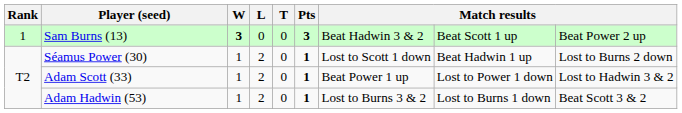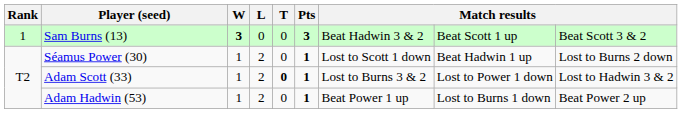(602, 35) Beat Power 2 up -> (602, 35) Beat Scott 3 & 2
(284, 77) normal -> (284, 77) bold
(365, 77) Beat Power 1 up -> (374, 77) Lost to Burns 3 & 2
(374, 98) Lost to Burns 3 & 2 -> (365, 98) Beat Power 1 up
(602, 98) Beat Scott 3 & 2 -> (602, 98) Beat Power 2 up
